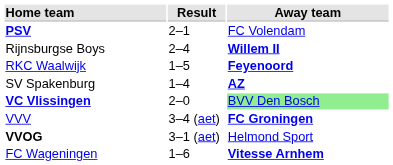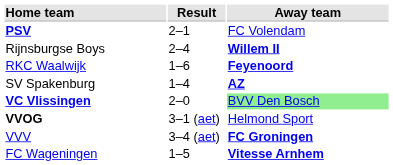(179, 66) 1–5 -> (179, 66) 1–6
rows swapped: (24, 136) <-> (18, 119)
(179, 154) 1–6 -> (179, 154) 1–5
